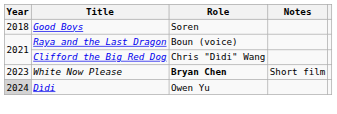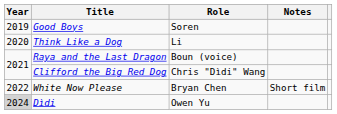(18, 27) 2018 -> (18, 27) 2019
+ row: (78, 42)
(18, 72) 2023 -> (18, 87) 2022
(199, 72) bold -> (199, 87) normal
